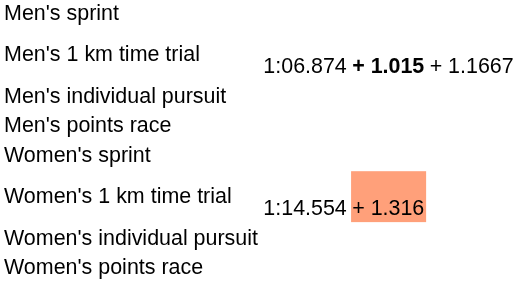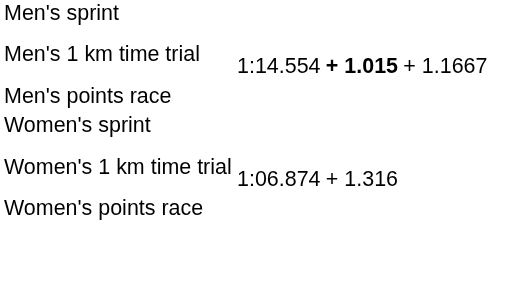(305, 66) 1:06.874 -> (279, 66) 1:14.554
- row: (115, 95)
(305, 208) 1:14.554 -> (279, 179) 1:06.874
(388, 208) lightsalmon background -> (362, 179) no background
- row: (131, 238)
